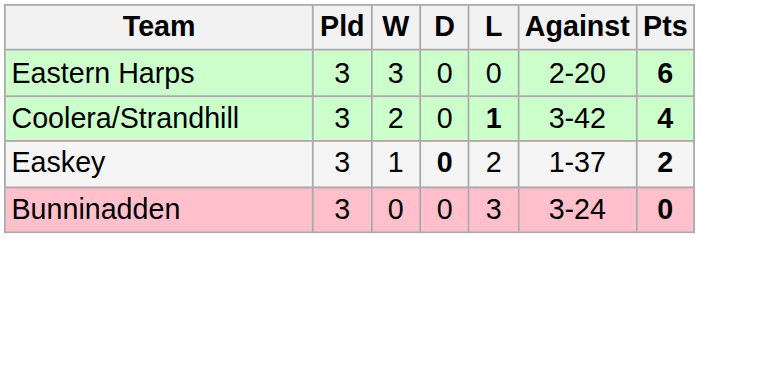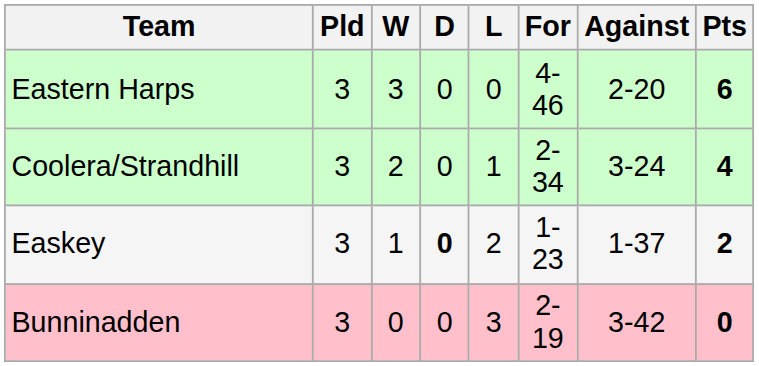+ column: (548, 27)
(494, 118) bold -> (494, 166) normal
(577, 118) 3-42 -> (637, 166) 3-24
(577, 208) 3-24 -> (637, 321) 3-42
